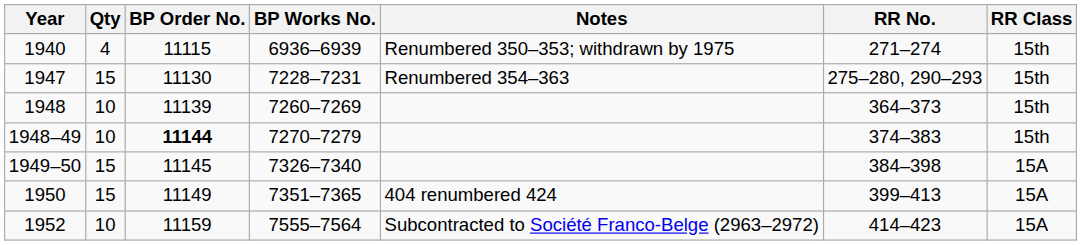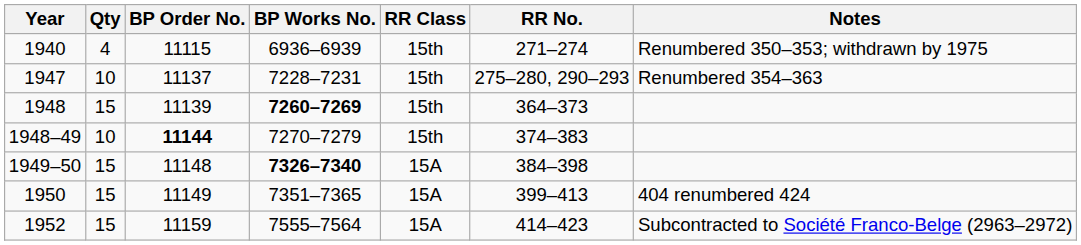columns swapped: (1032, 19) <-> (602, 19)
(105, 78) 15 -> (105, 78) 10
(187, 78) 11130 -> (187, 78) 11137
(105, 107) 10 -> (105, 107) 15
(315, 107) normal -> (315, 107) bold
(187, 166) 11145 -> (187, 166) 11148
(315, 166) normal -> (315, 166) bold
(105, 225) 10 -> (105, 225) 15
